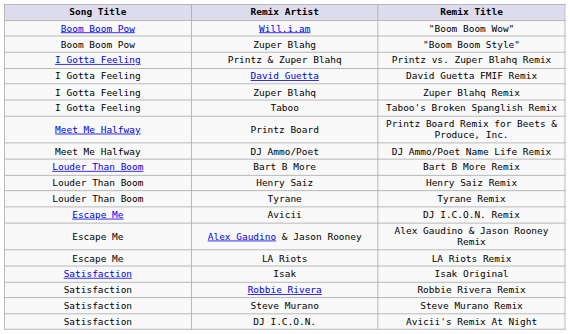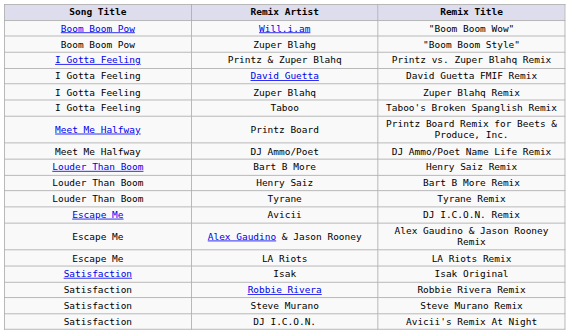(472, 167) Bart B More Remix -> (472, 167) Henry Saiz Remix
(472, 183) Henry Saiz Remix -> (472, 183) Bart B More Remix
